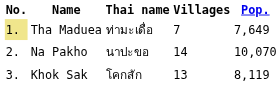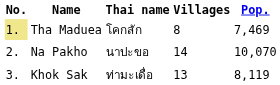(129, 30) ท่ามะเดื่อ -> (124, 30) โคกสัก
(177, 30) 7 -> (177, 30) 8
(252, 30) 7,649 -> (252, 30) 7,469
(124, 75) โคกสัก -> (129, 75) ท่ามะเดื่อ
